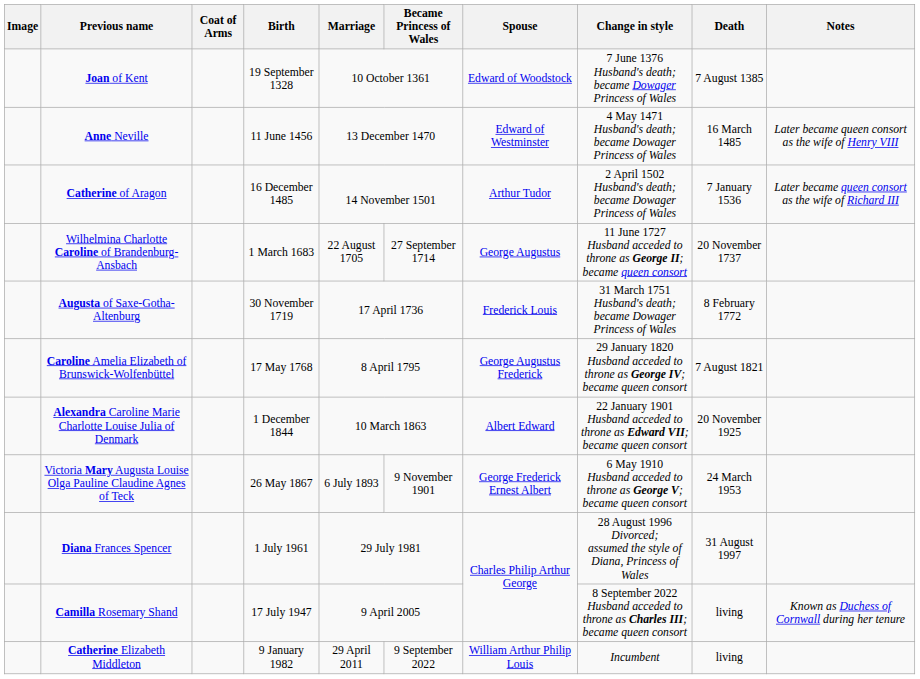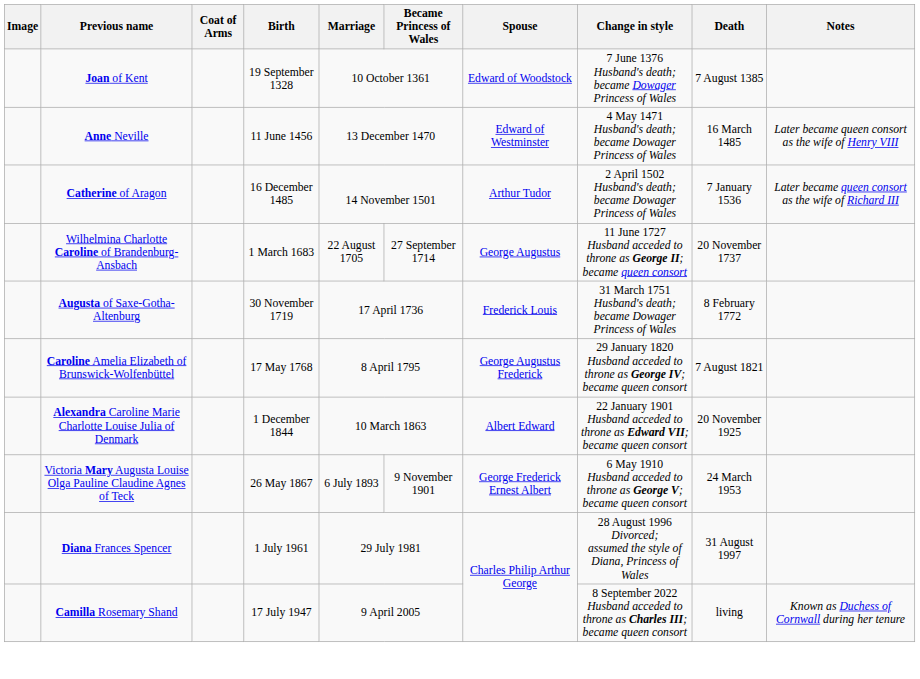- row: (117, 657)
